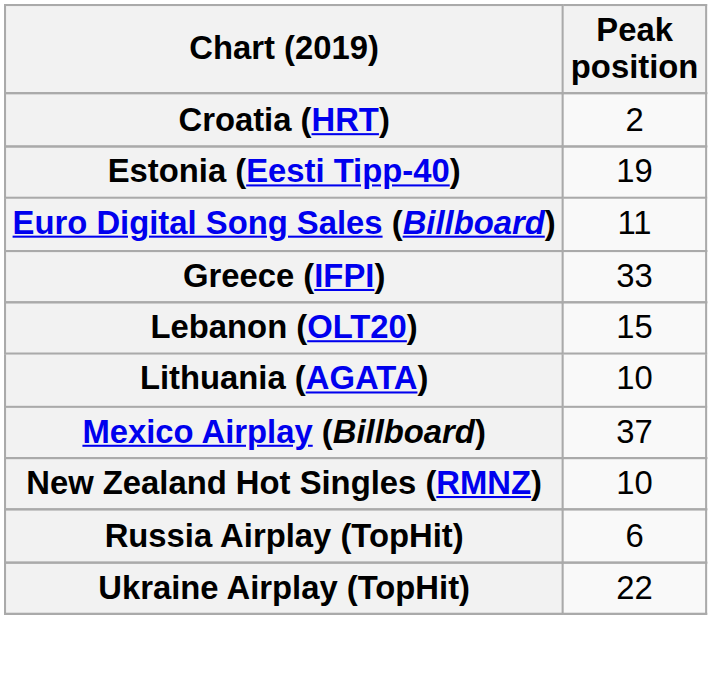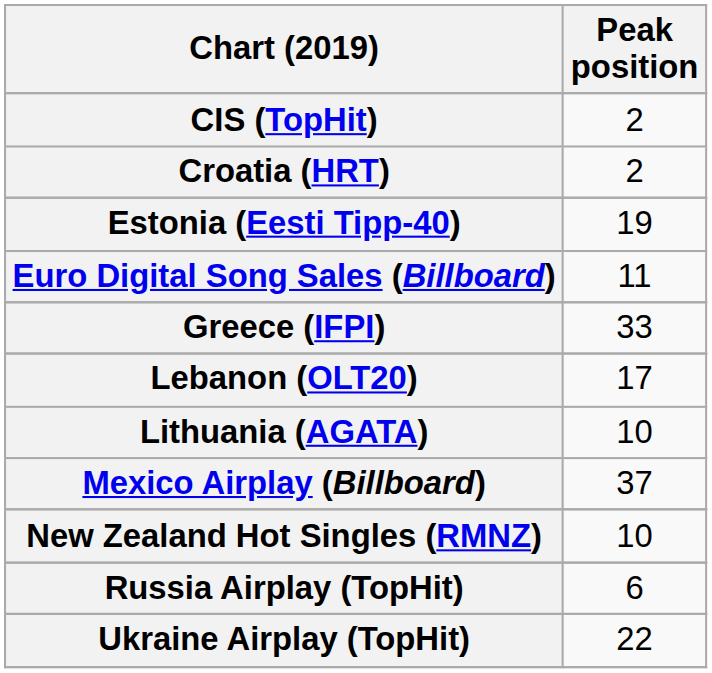+ row: (284, 119)
(635, 327) 15 -> (635, 379) 17
